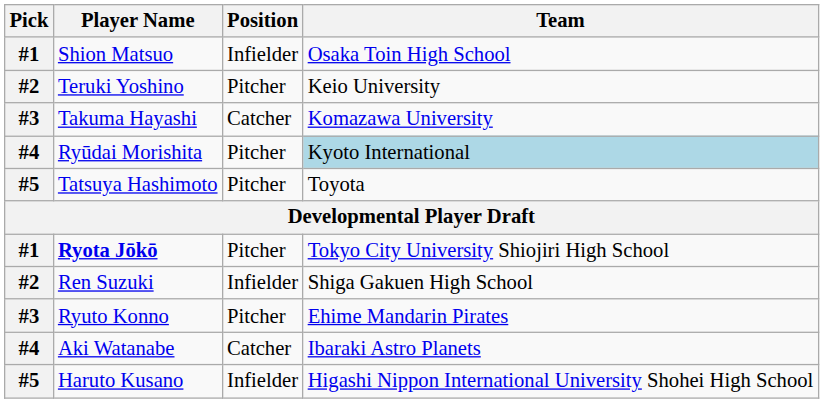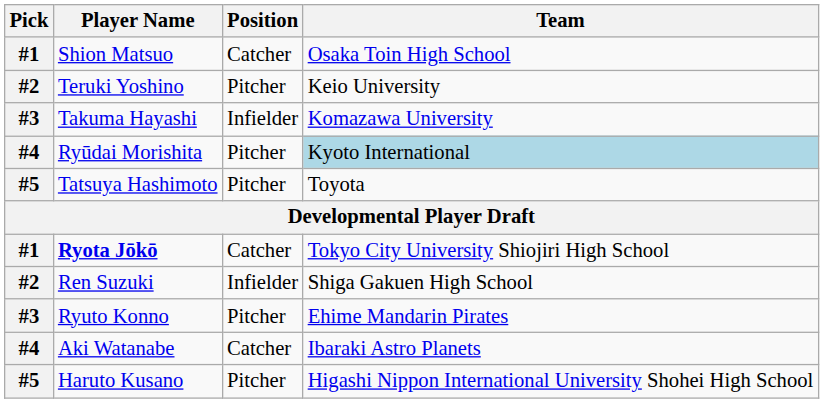(263, 53) Infielder -> (259, 53) Catcher
(259, 119) Catcher -> (263, 119) Infielder
(256, 250) Pitcher -> (259, 250) Catcher
(263, 380) Infielder -> (256, 380) Pitcher
